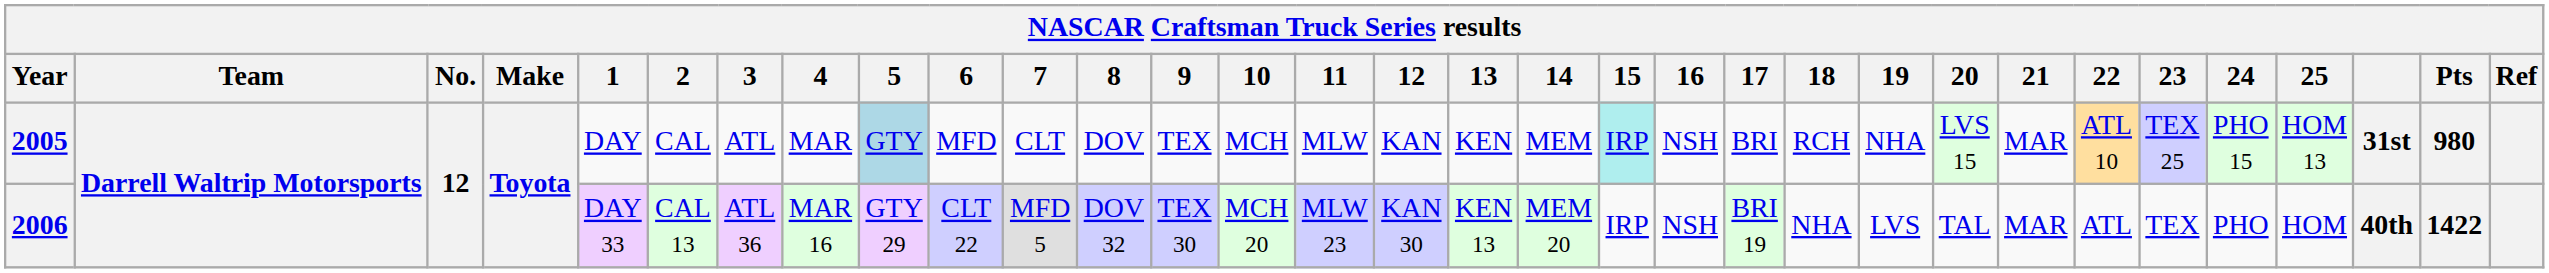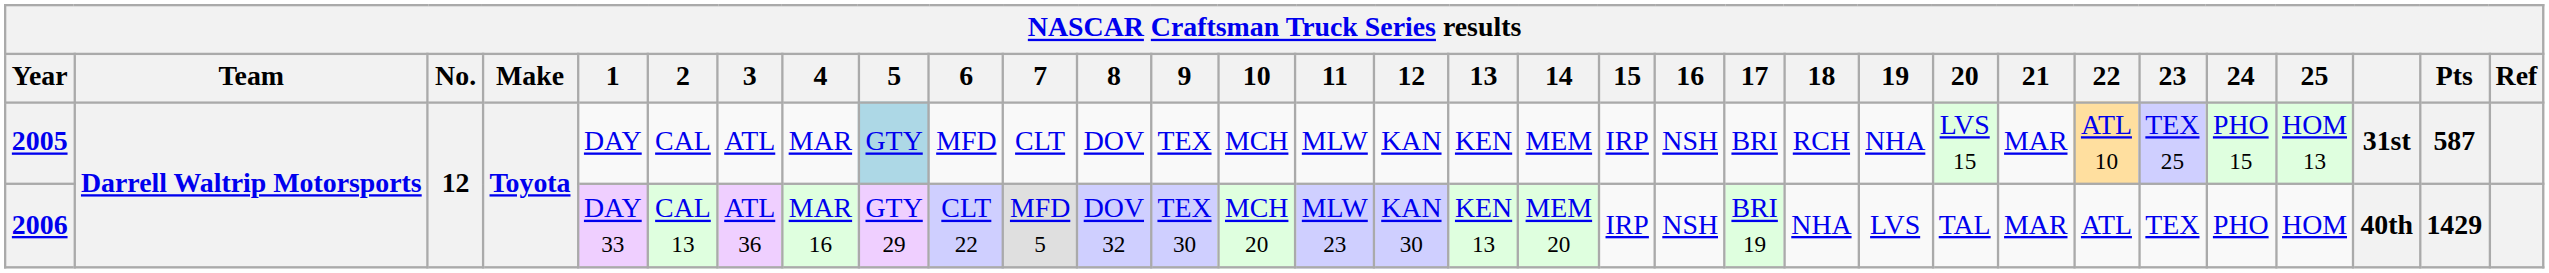(1627, 142) paleturquoise background -> (1627, 142) no background
(2454, 142) 980 -> (2454, 142) 587
(2454, 225) 1422 -> (2454, 225) 1429
